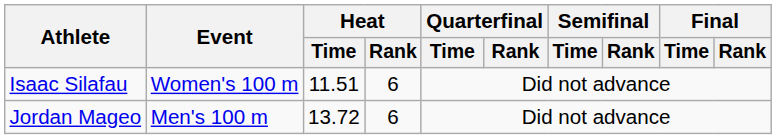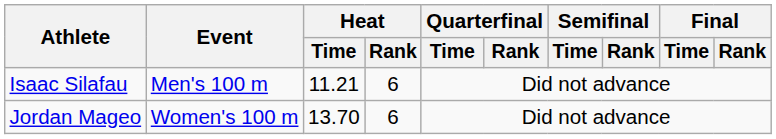(225, 85) Women's 100 m -> (209, 85) Men's 100 m
(334, 85) 11.51 -> (334, 85) 11.21
(209, 117) Men's 100 m -> (225, 117) Women's 100 m
(334, 117) 13.72 -> (334, 117) 13.70
